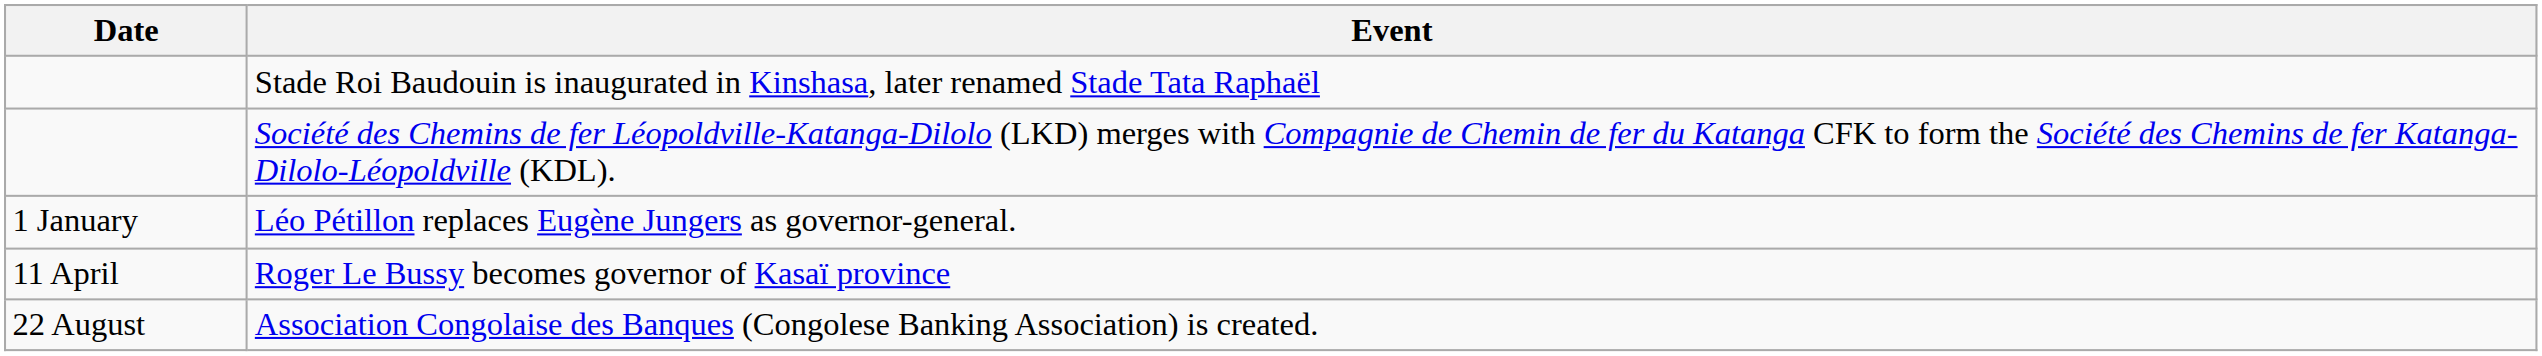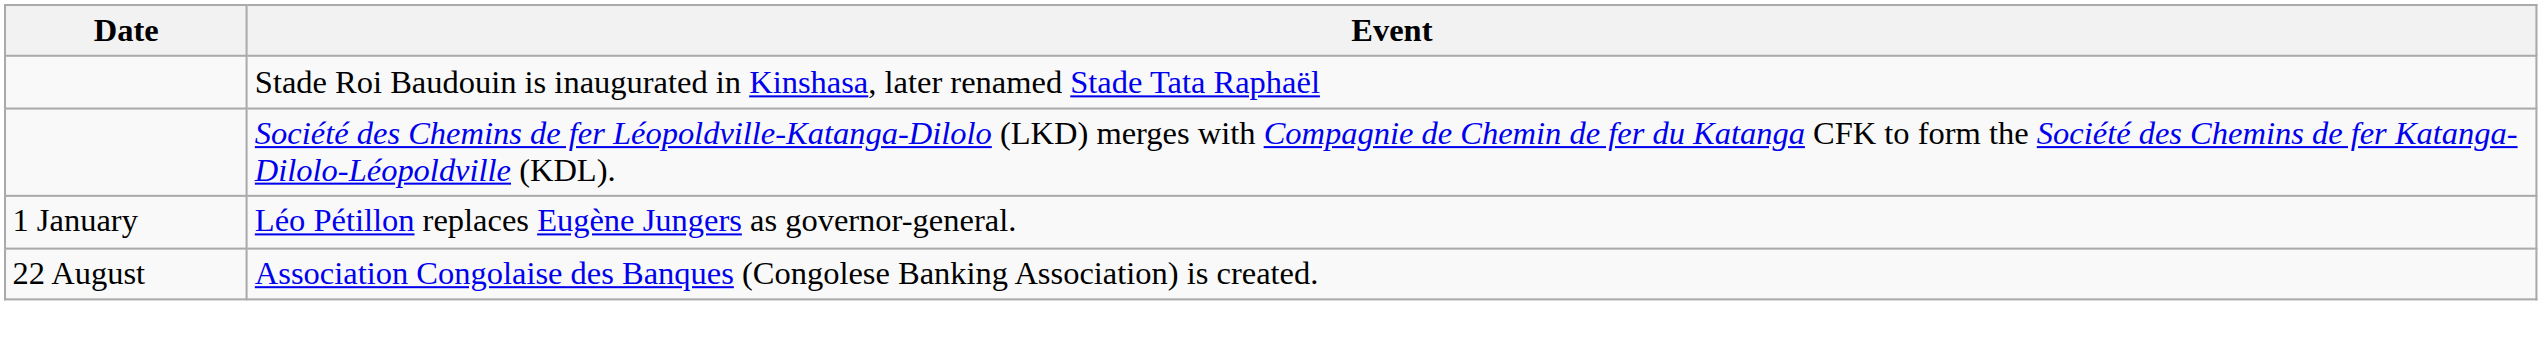- row: (603, 272)
